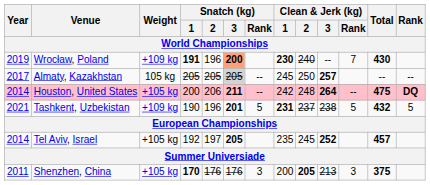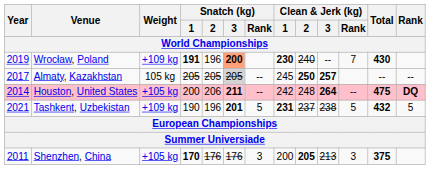(306, 76) normal -> (306, 76) bold
- row: (65, 140)
